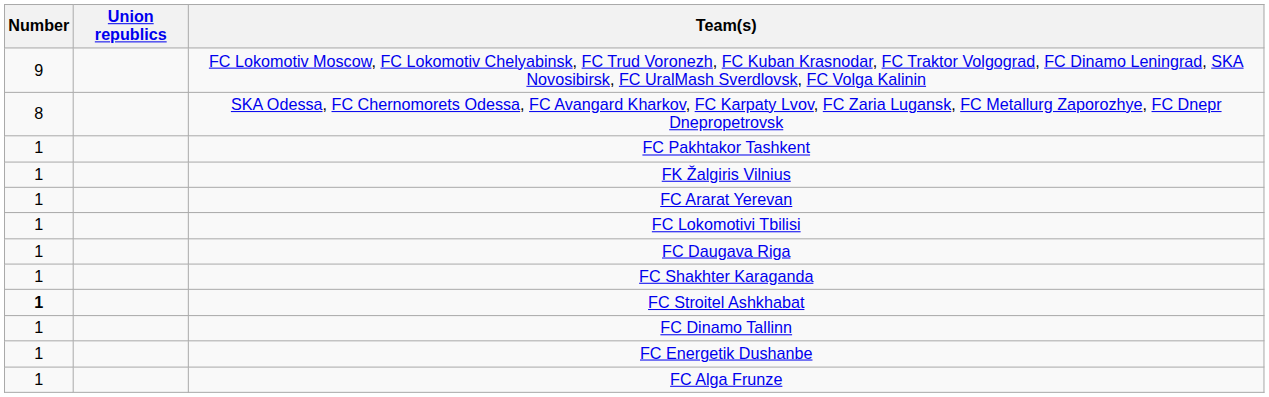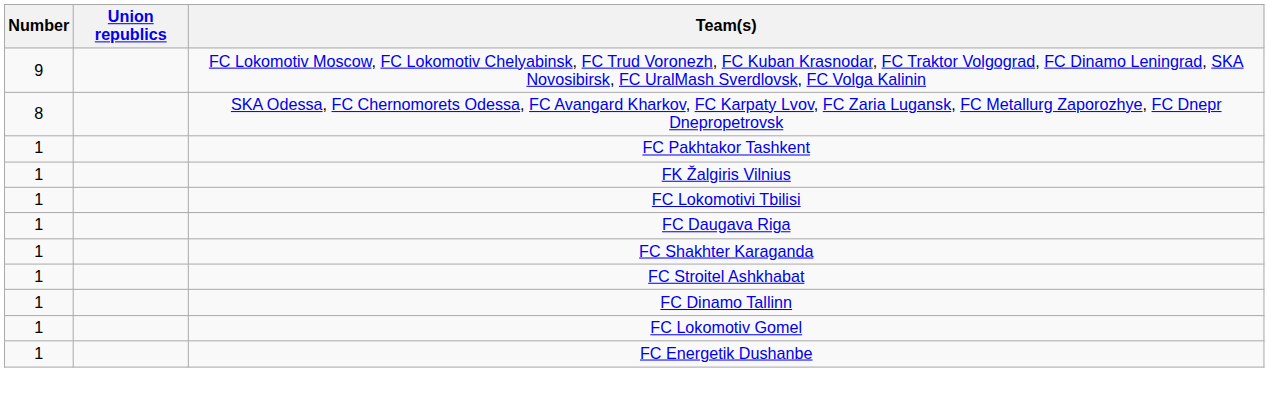- row: (726, 199)
(39, 302) bold -> (39, 276) normal
+ row: (726, 328)
- row: (726, 379)
